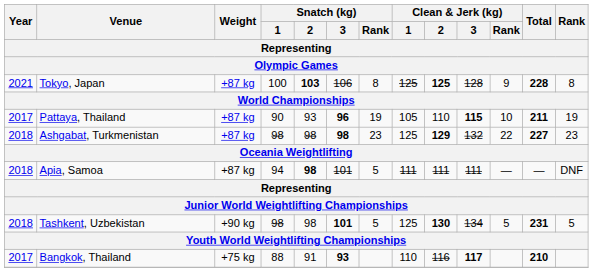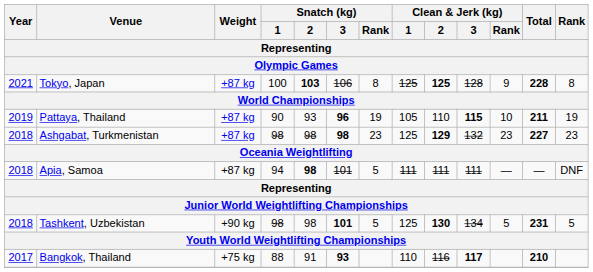(21, 118) 2017 -> (21, 118) 2019
(506, 135) 22 -> (506, 135) 23
